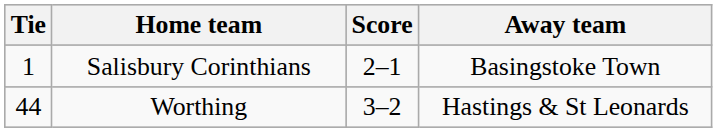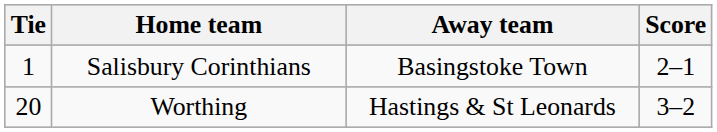columns swapped: (382, 24) <-> (565, 24)
(28, 106) 44 -> (28, 106) 20
